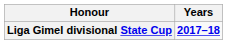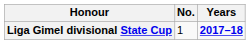+ column: (186, 13)
